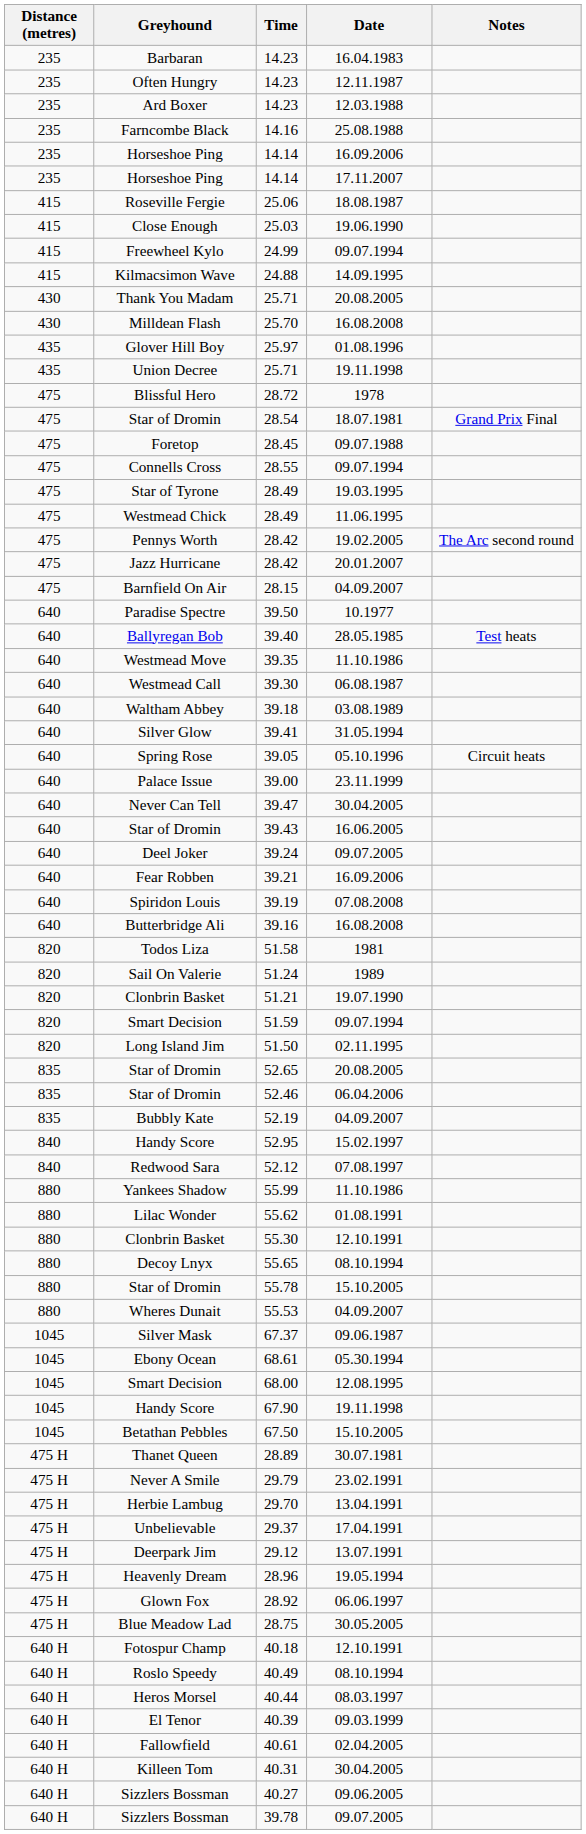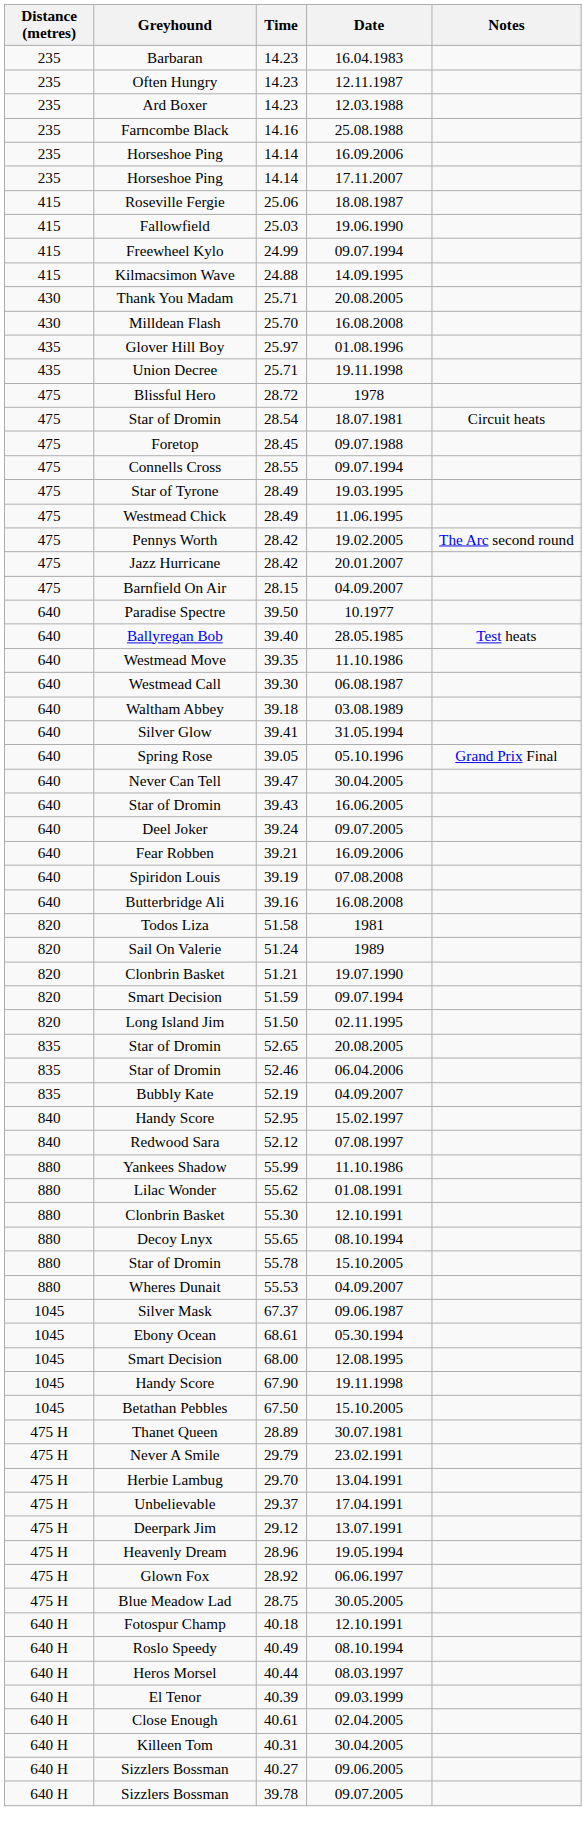(175, 226) Close Enough -> (175, 226) Fallowfield
(506, 419) Grand Prix Final -> (506, 419) Circuit heats
(506, 756) Circuit heats -> (506, 756) Grand Prix Final
- row: (281, 780)
(175, 1745) Fallowfield -> (175, 1721) Close Enough
